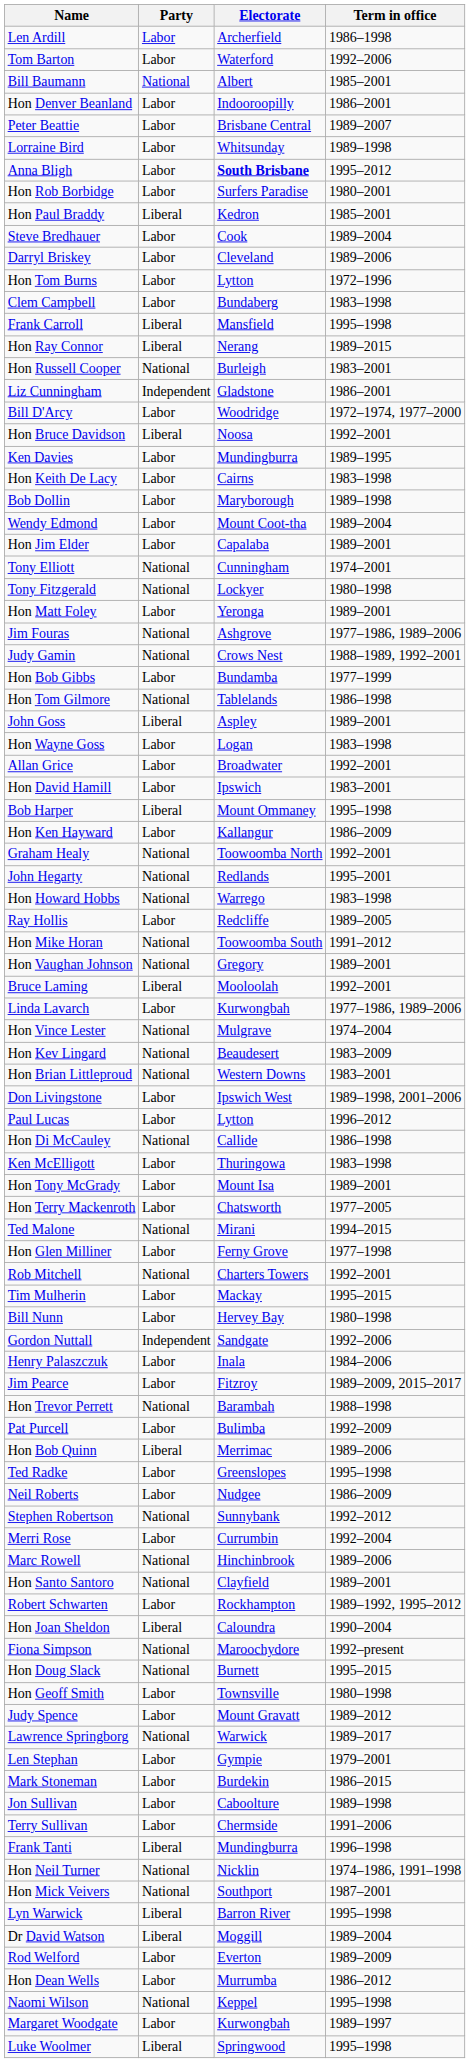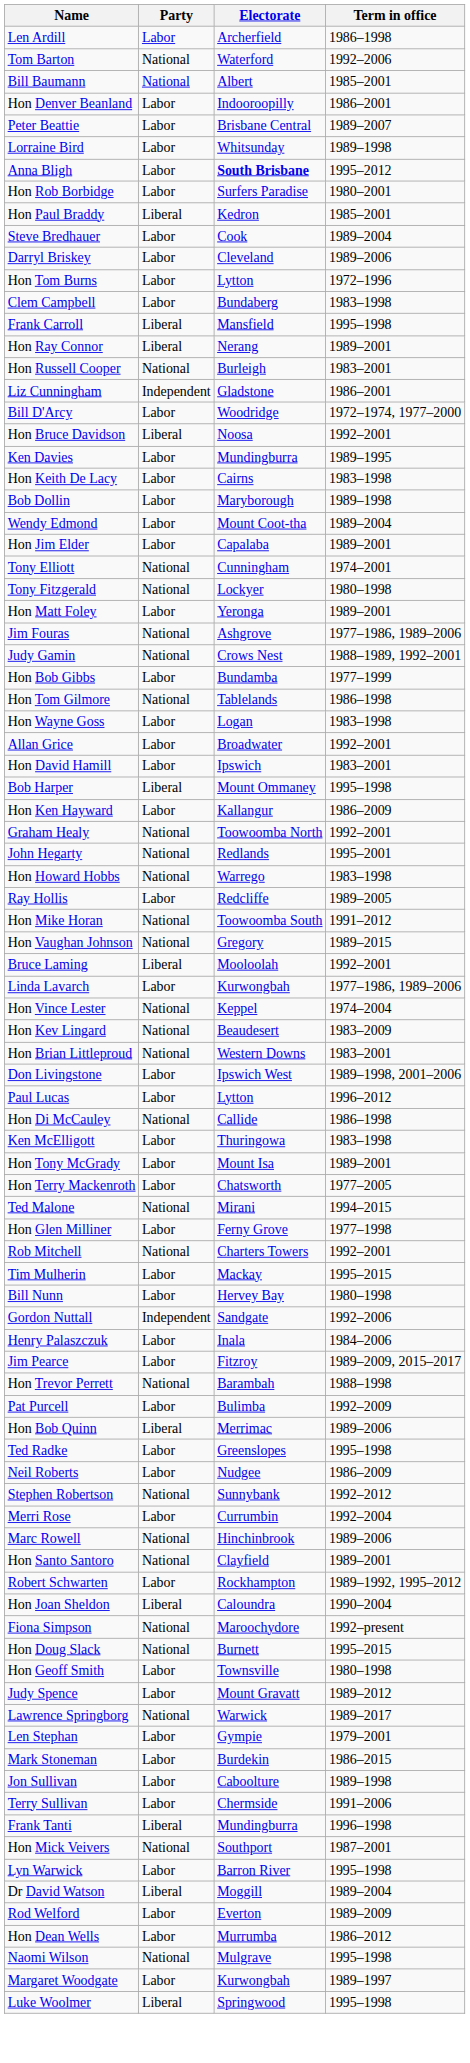(159, 59) Labor -> (166, 59) National
(360, 346) 1989–2015 -> (360, 346) 1989–2001
- row: (36, 721)
(360, 964) 1989–2001 -> (360, 942) 1989–2015
(244, 1031) Mulgrave -> (237, 1008) Keppel
- row: (54, 1869)
(162, 1914) Liberal -> (159, 1869) Labor
(237, 2002) Keppel -> (244, 1958) Mulgrave
